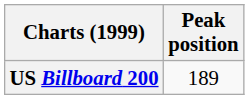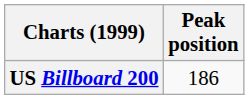(203, 77) 189 -> (203, 77) 186
